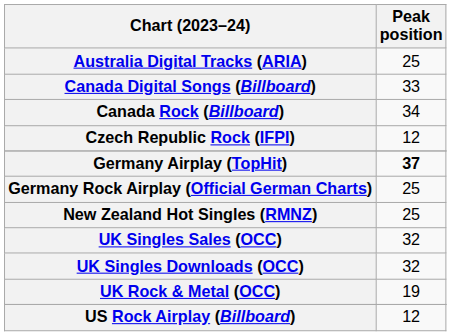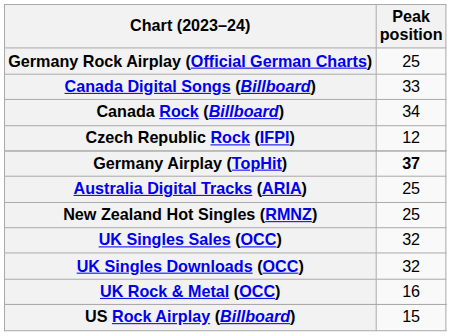rows swapped: (190, 61) <-> (190, 189)
(411, 291) 19 -> (411, 291) 16
(411, 317) 12 -> (411, 317) 15
